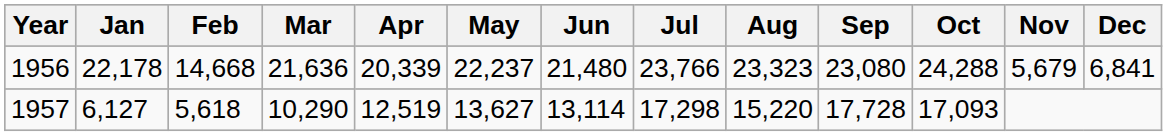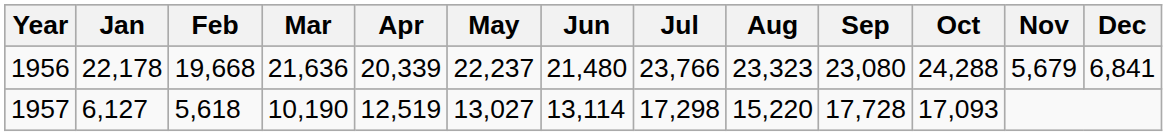(215, 67) 14,668 -> (215, 67) 19,668
(308, 109) 10,290 -> (308, 109) 10,190
(494, 109) 13,627 -> (494, 109) 13,027
